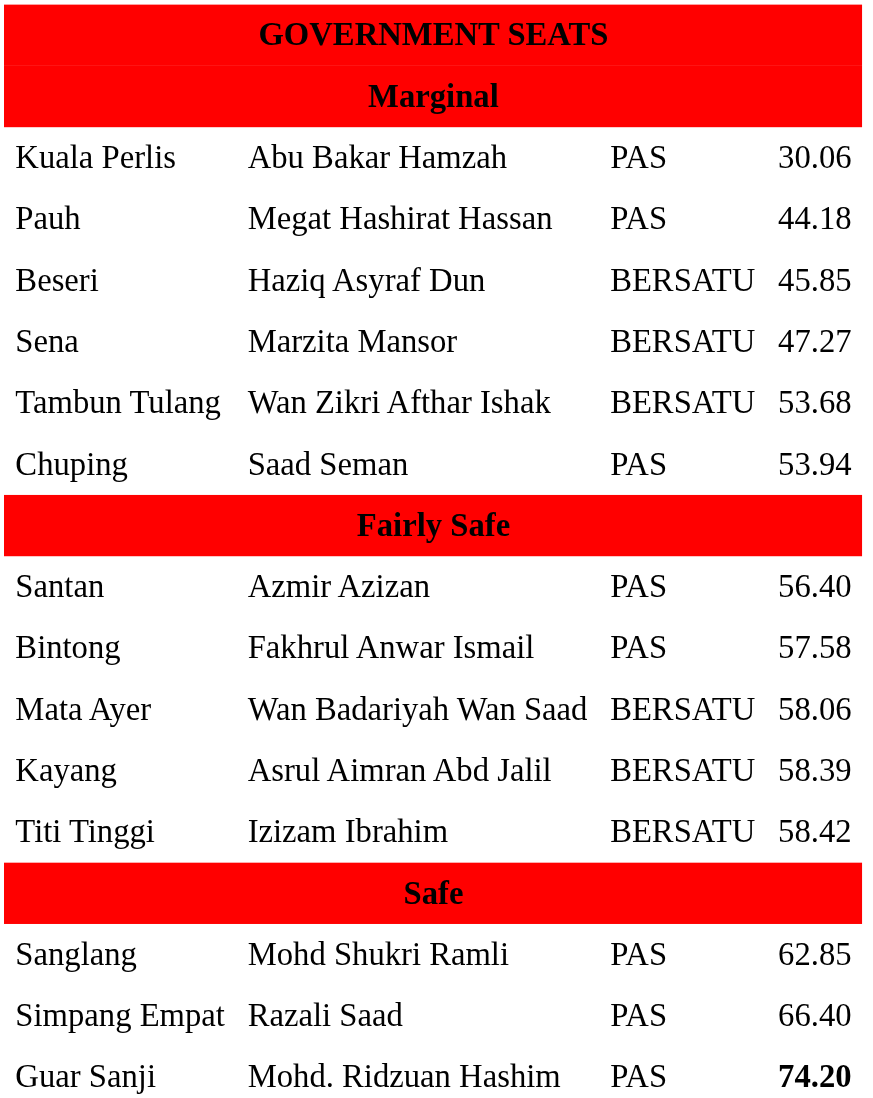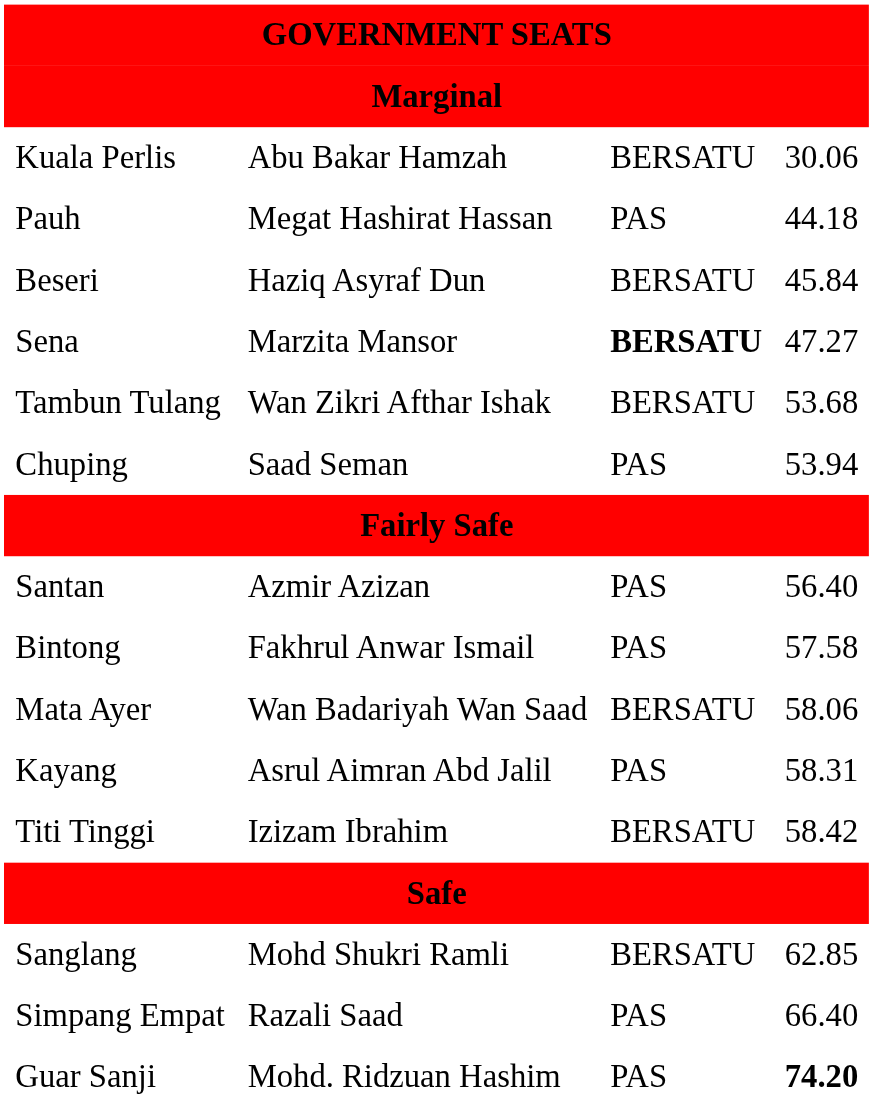(639, 156) PAS -> (683, 156) BERSATU
(815, 279) 45.85 -> (822, 279) 45.84
(683, 340) normal -> (686, 340) bold
(683, 769) BERSATU -> (639, 769) PAS
(815, 769) 58.39 -> (822, 769) 58.31
(639, 953) PAS -> (683, 953) BERSATU
